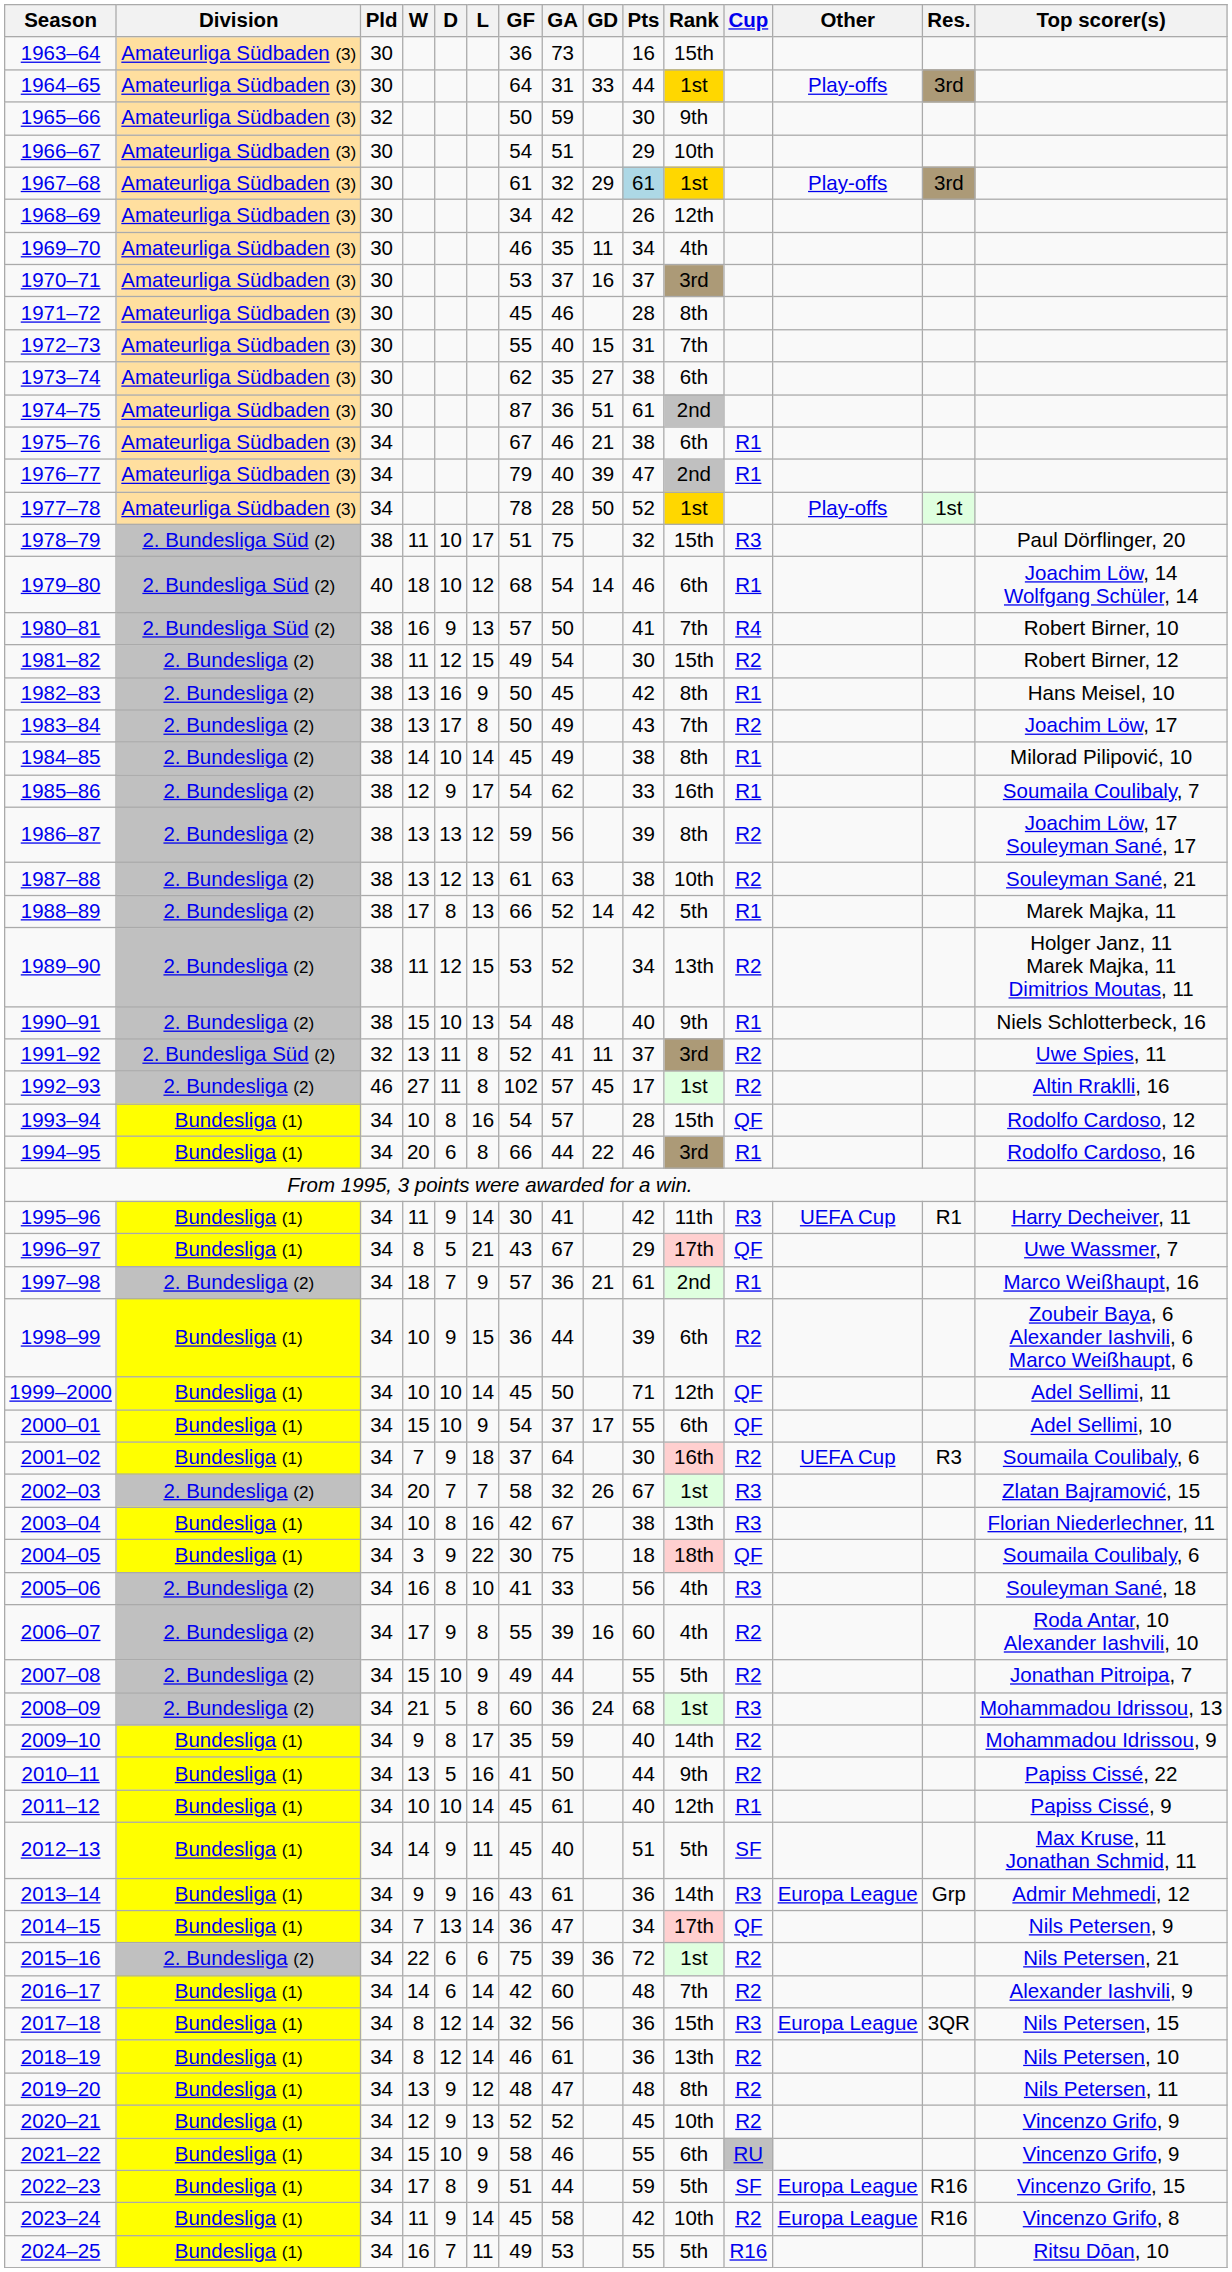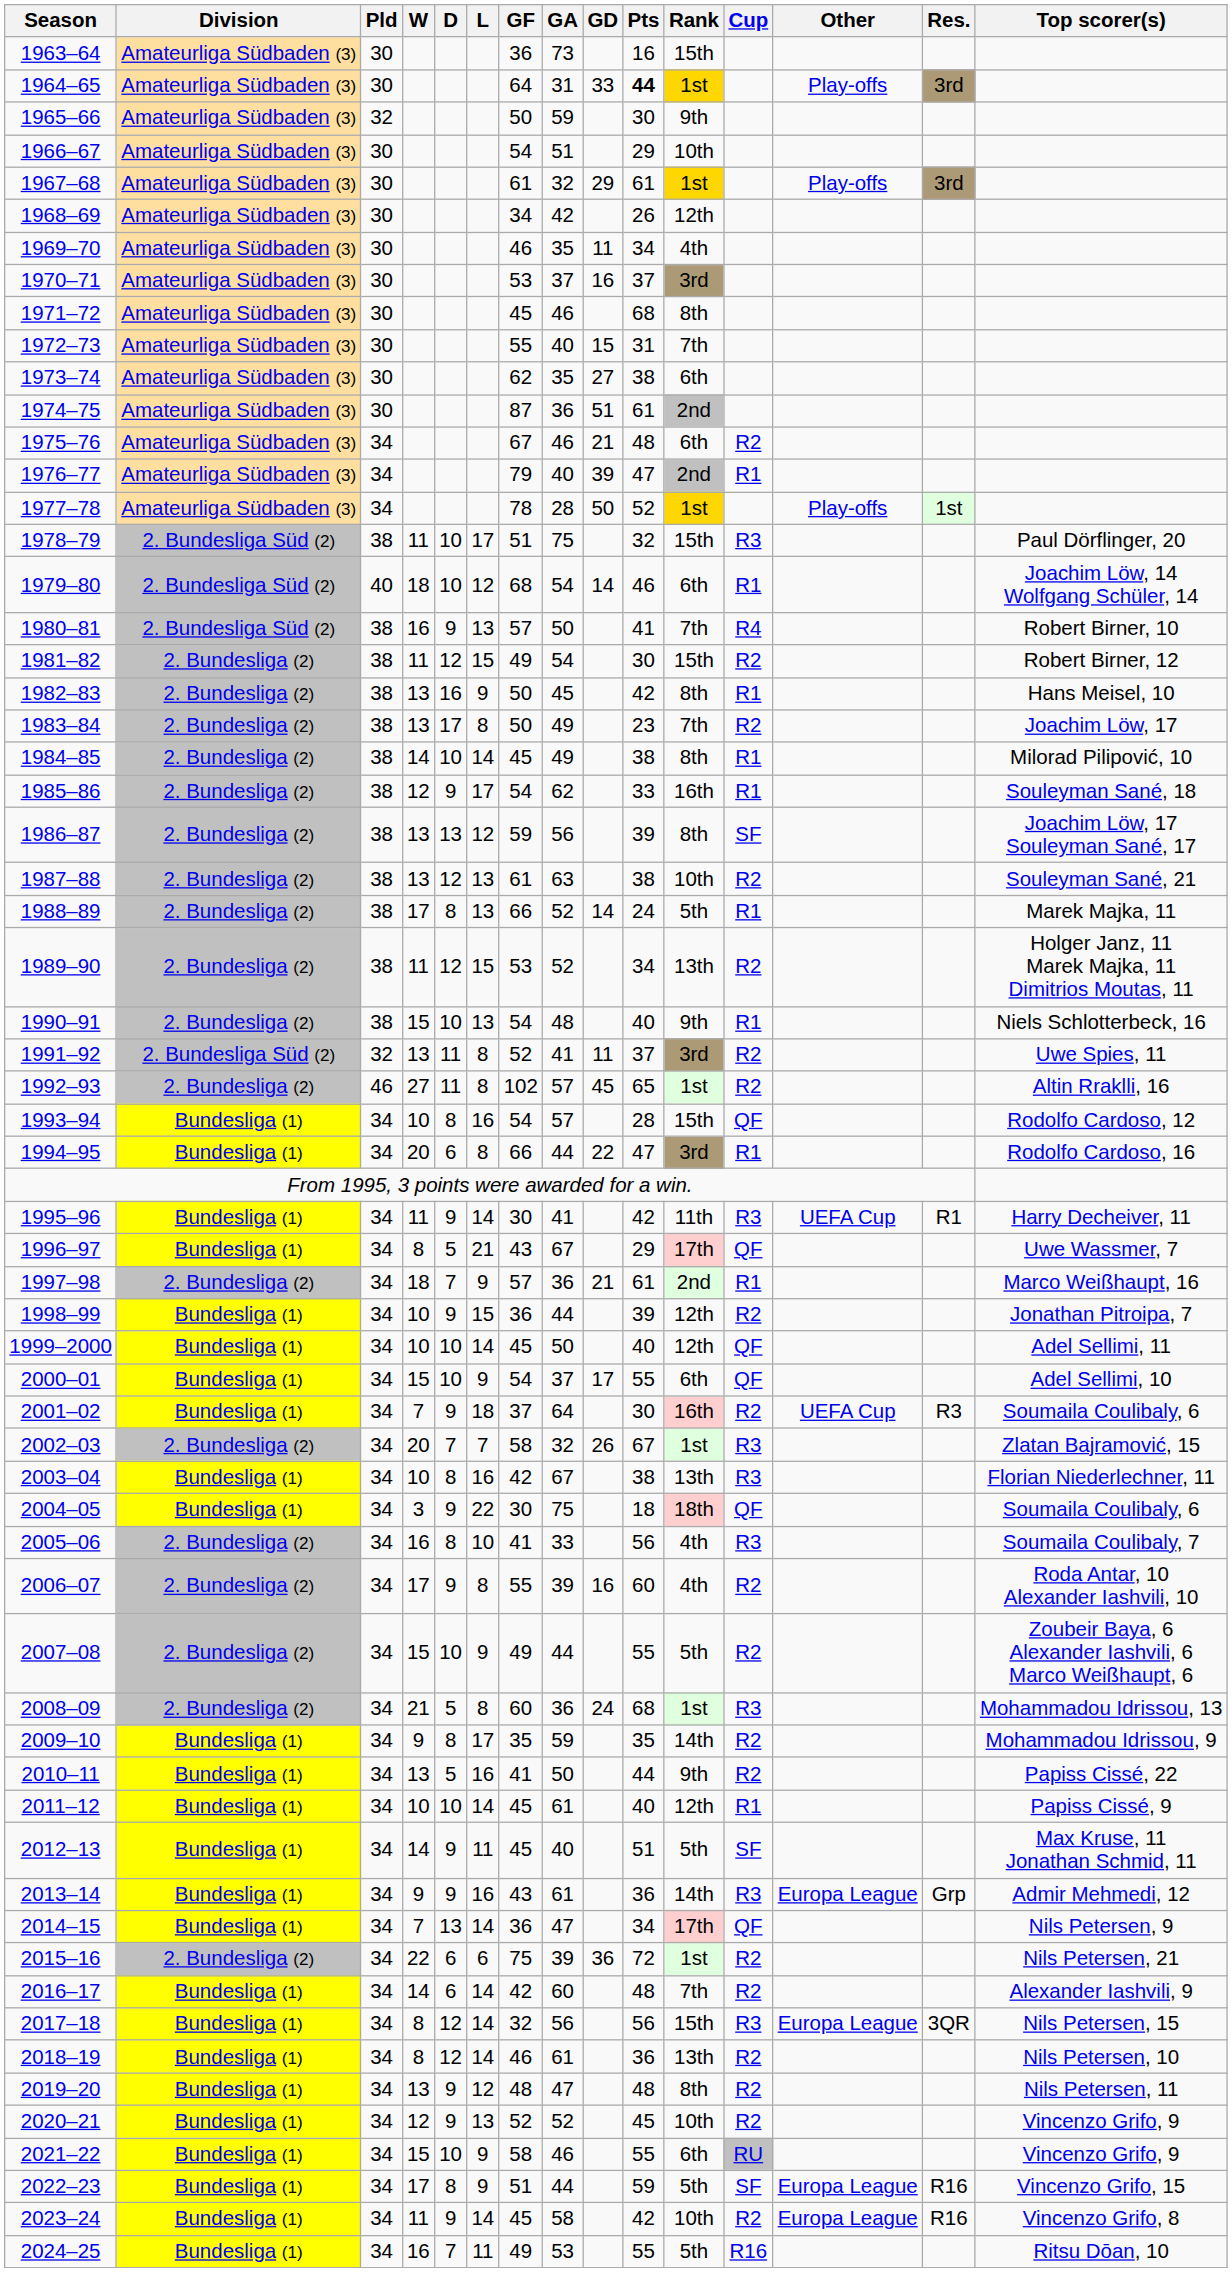(644, 85) normal -> (644, 85) bold
(644, 183) lightblue background -> (644, 183) no background
(644, 313) 28 -> (644, 313) 68
(644, 442) 38 -> (644, 442) 48
(748, 442) R1 -> (748, 442) R2
(644, 725) 43 -> (644, 725) 23
(1101, 790) Soumaila Coulibaly, 7 -> (1101, 790) Souleyman Sané, 18
(748, 834) R2 -> (748, 834) SF
(644, 911) 42 -> (644, 911) 24
(644, 1087) 17 -> (644, 1087) 65
(644, 1152) 46 -> (644, 1152) 47
(694, 1337) 6th -> (694, 1314) 12th
(1101, 1337) Zoubeir Baya, 6 Alexander Iashvili, 6 Marco Weißhaupt, 6 -> (1101, 1314) Jonathan Pitroipa, 7
(644, 1393) 71 -> (644, 1347) 40
(1101, 1588) Souleyman Sané, 18 -> (1101, 1542) Soumaila Coulibaly, 7
(1101, 1676) Jonathan Pitroipa, 7 -> (1101, 1653) Zoubeir Baya, 6 Alexander Iashvili, 6 Marco Weißhaupt, 6
(644, 1741) 40 -> (644, 1741) 35
(644, 2023) 36 -> (644, 2023) 56
